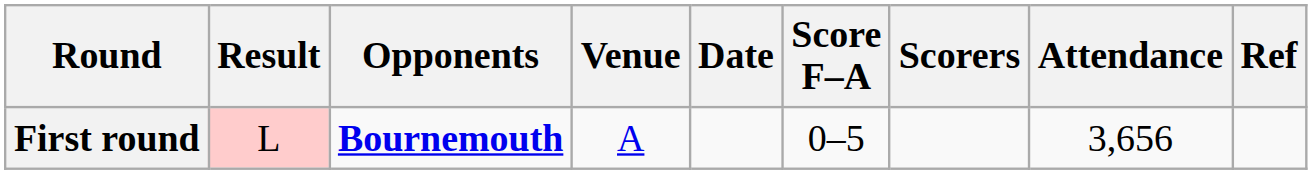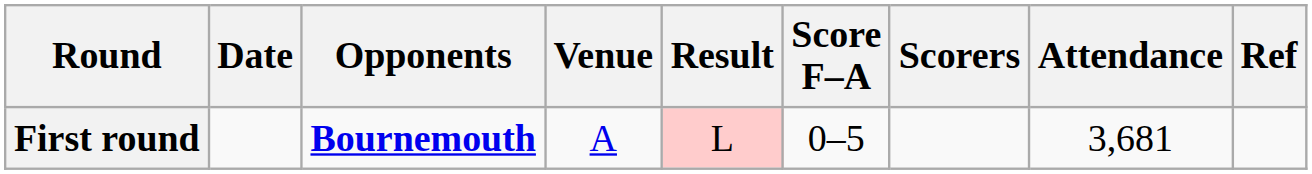columns swapped: (736, 55) <-> (269, 55)
(1130, 137) 3,656 -> (1130, 137) 3,681
